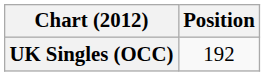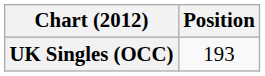(219, 53) 192 -> (219, 53) 193
